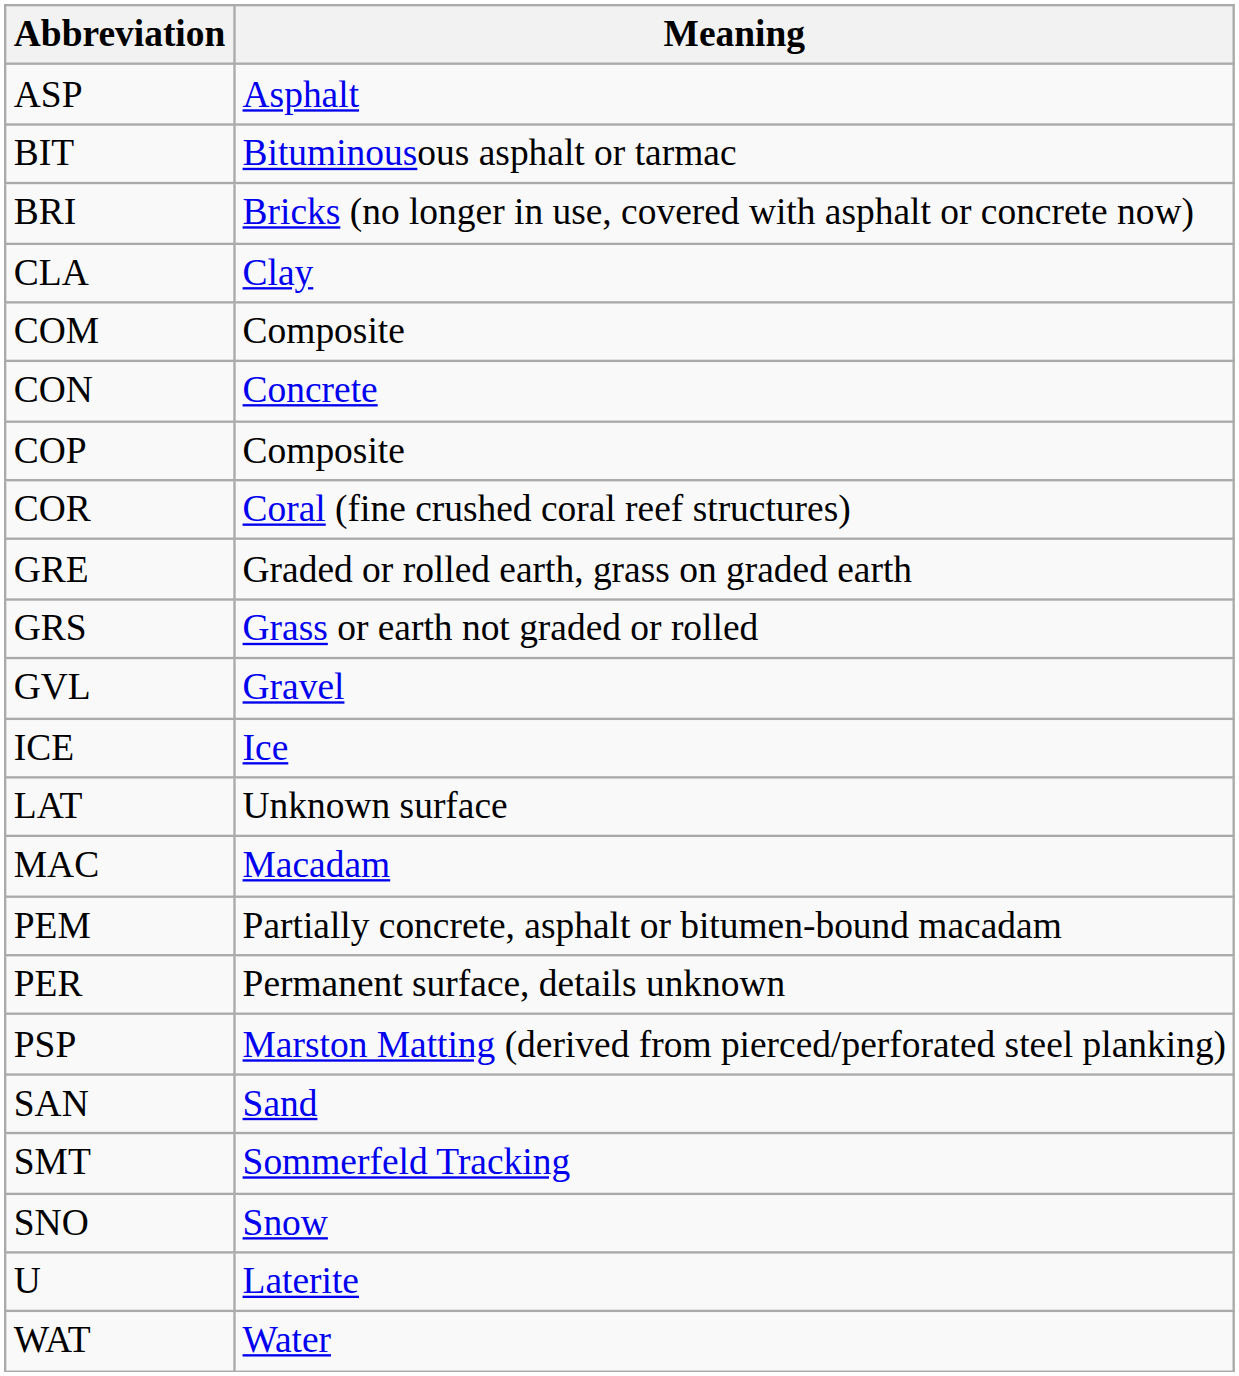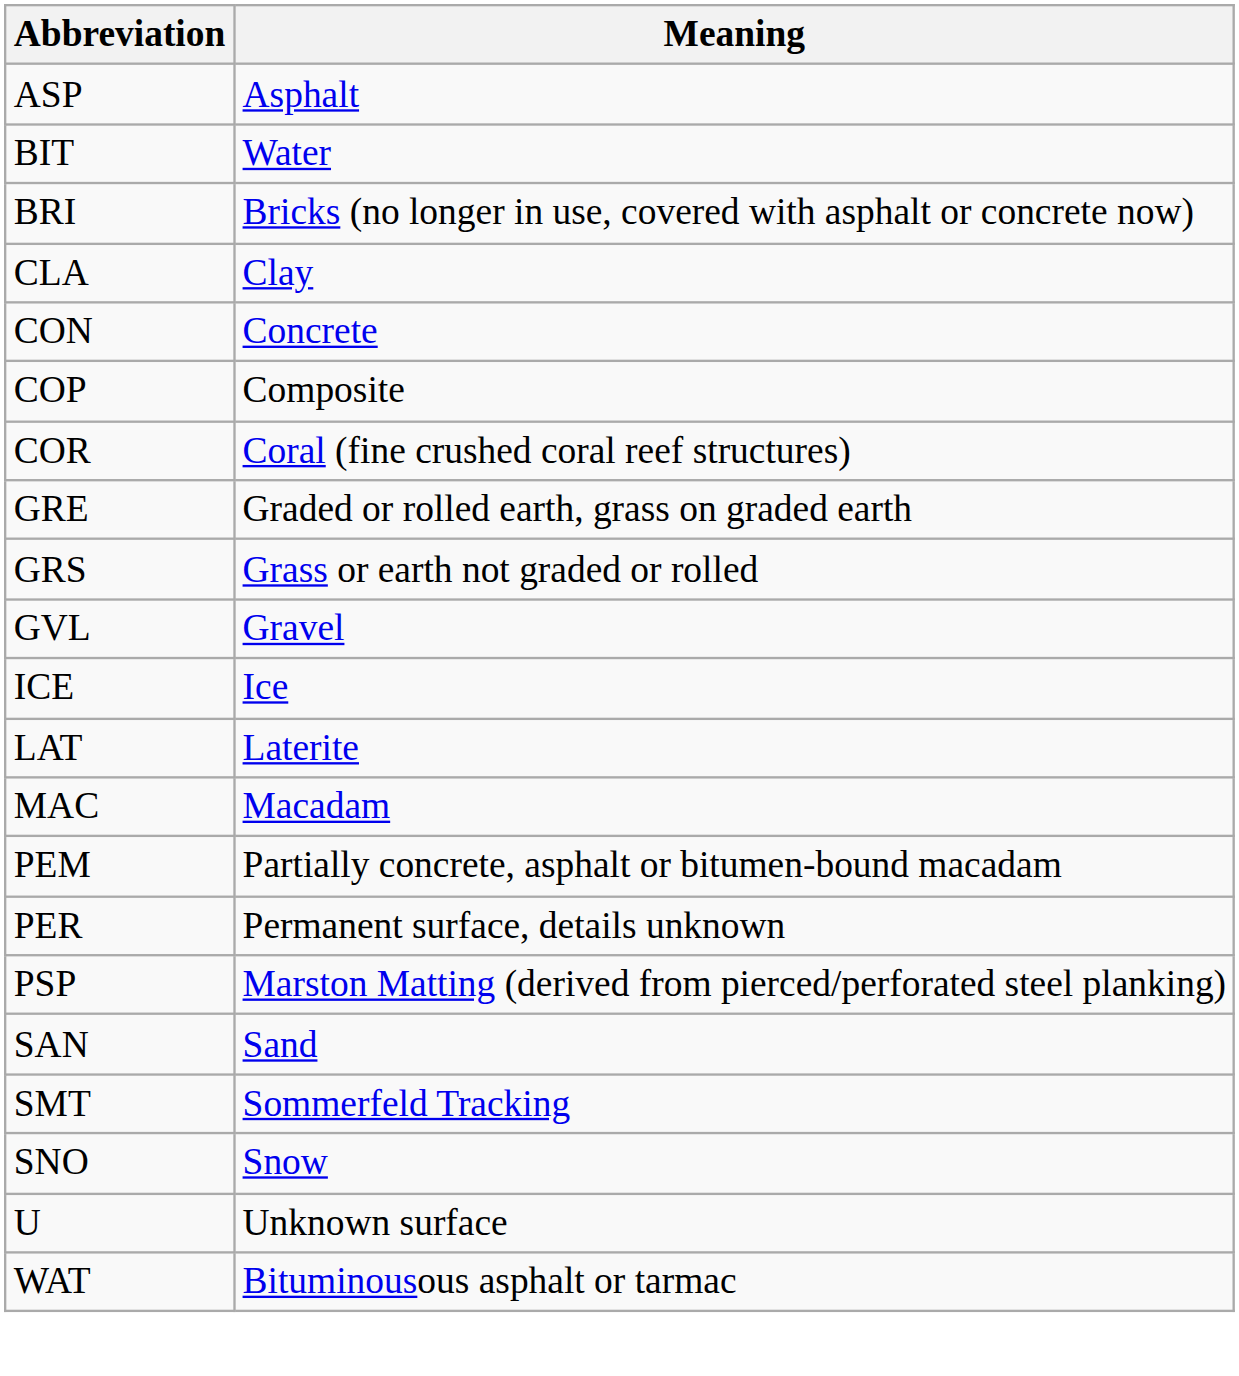(490, 152) Bituminousous asphalt or tarmac -> (287, 152) Water
- row: (56, 331)
(375, 806) Unknown surface -> (301, 746) Laterite
(301, 1281) Laterite -> (375, 1221) Unknown surface
(287, 1340) Water -> (490, 1281) Bituminousous asphalt or tarmac
